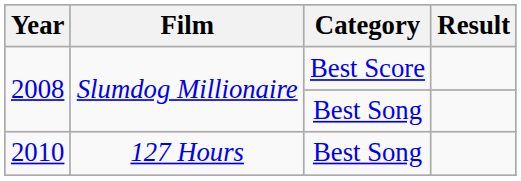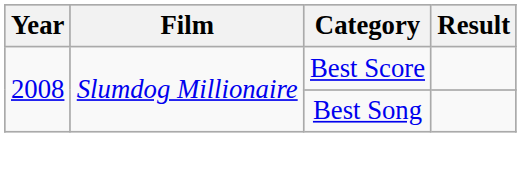- row: (38, 152)
